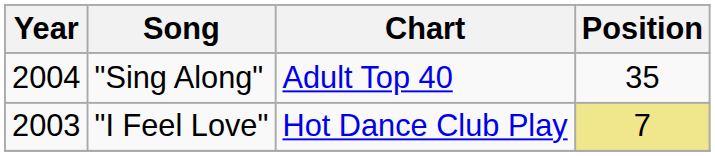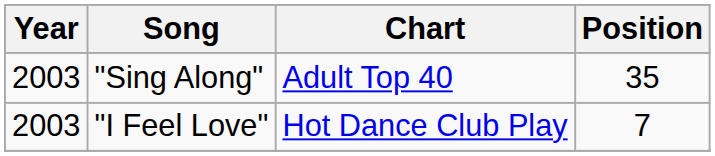(46, 77) 2004 -> (46, 77) 2003
(642, 126) khaki background -> (642, 126) no background
